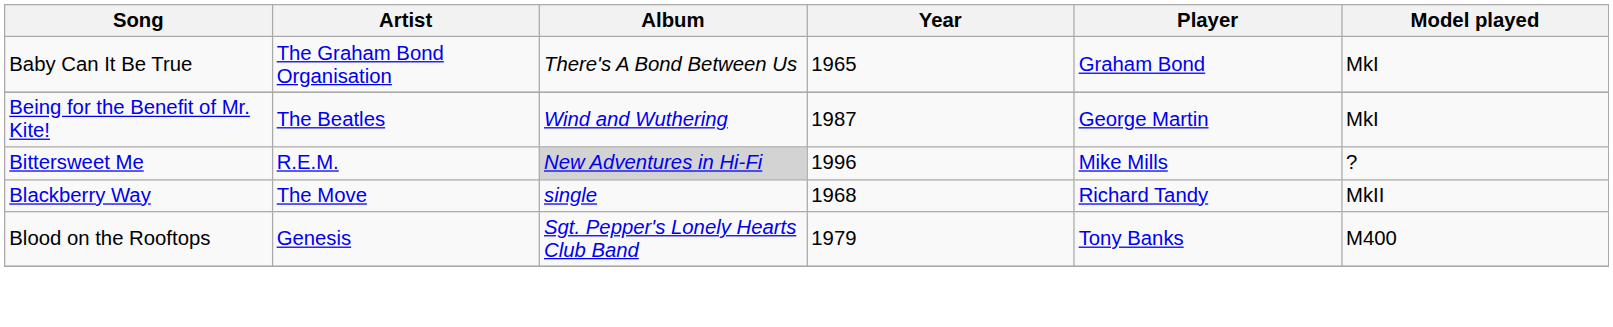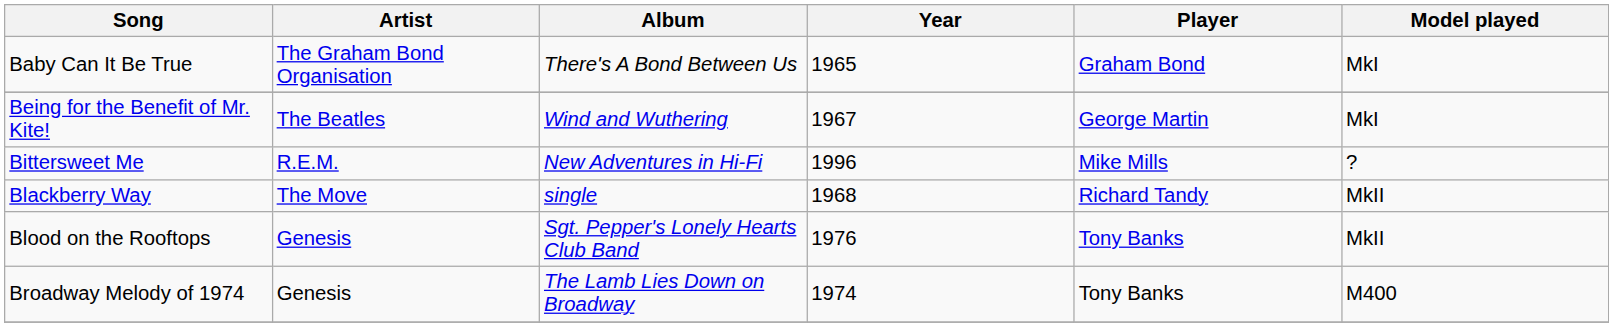(834, 119) 1987 -> (834, 119) 1967
(653, 163) lightgrey background -> (653, 163) no background
(834, 238) 1979 -> (834, 238) 1976
(1371, 238) M400 -> (1365, 238) MkII
+ row: (127, 293)
